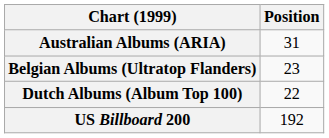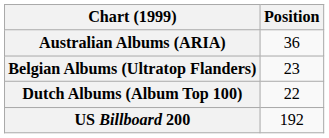(292, 42) 31 -> (292, 42) 36
